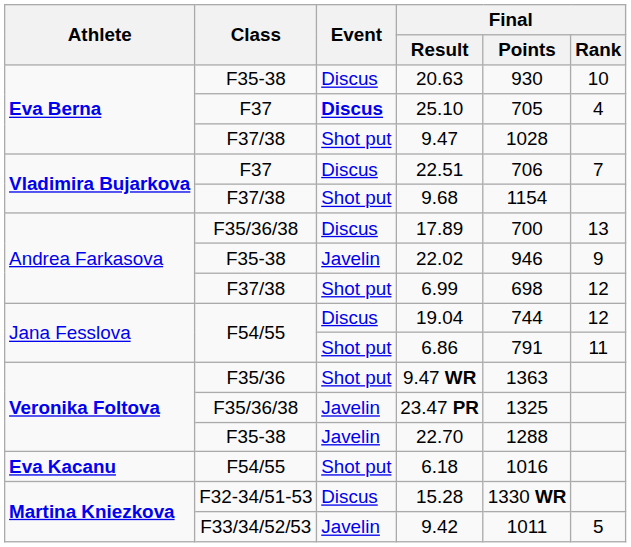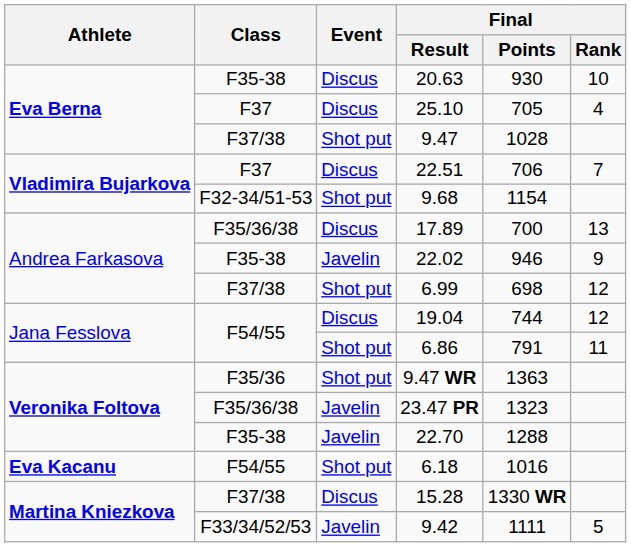(352, 109) bold -> (350, 109) normal
(256, 199) F37/38 -> (256, 199) F32-34/51-53
(527, 407) 1325 -> (527, 407) 1323
(256, 497) F32-34/51-53 -> (256, 497) F37/38
(527, 527) 1011 -> (527, 527) 1111
